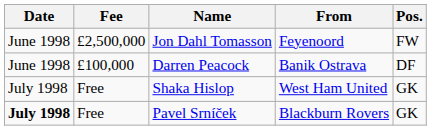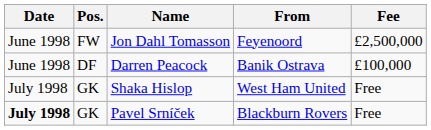columns swapped: (409, 16) <-> (111, 16)
